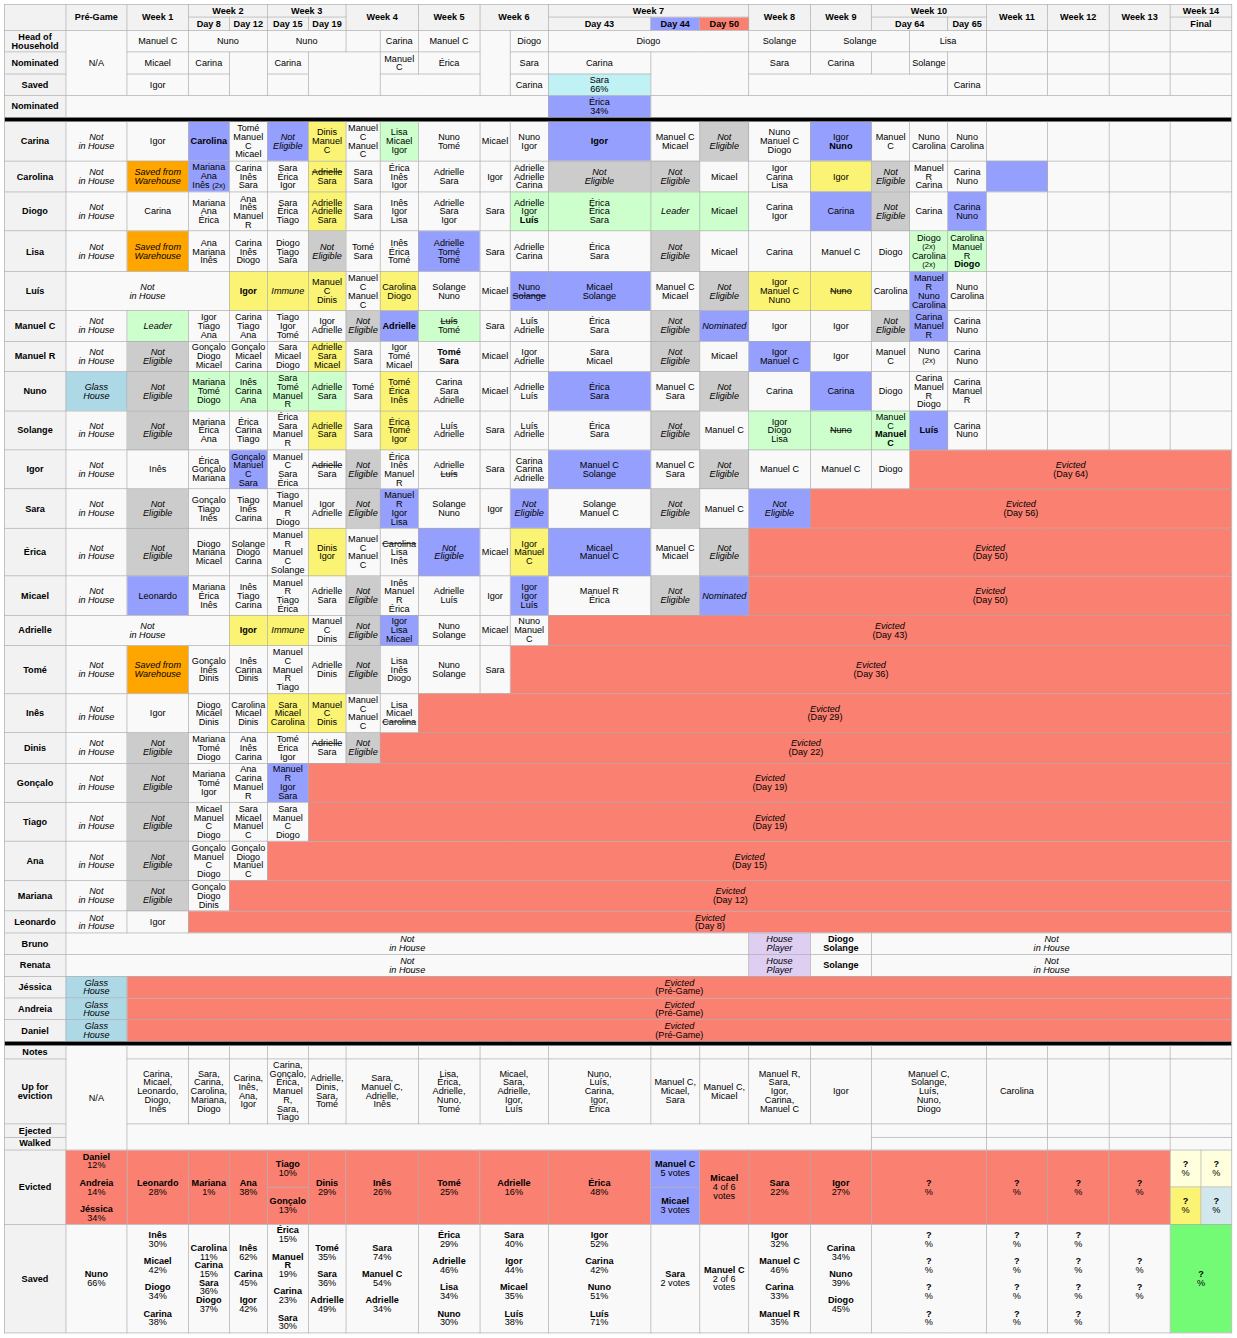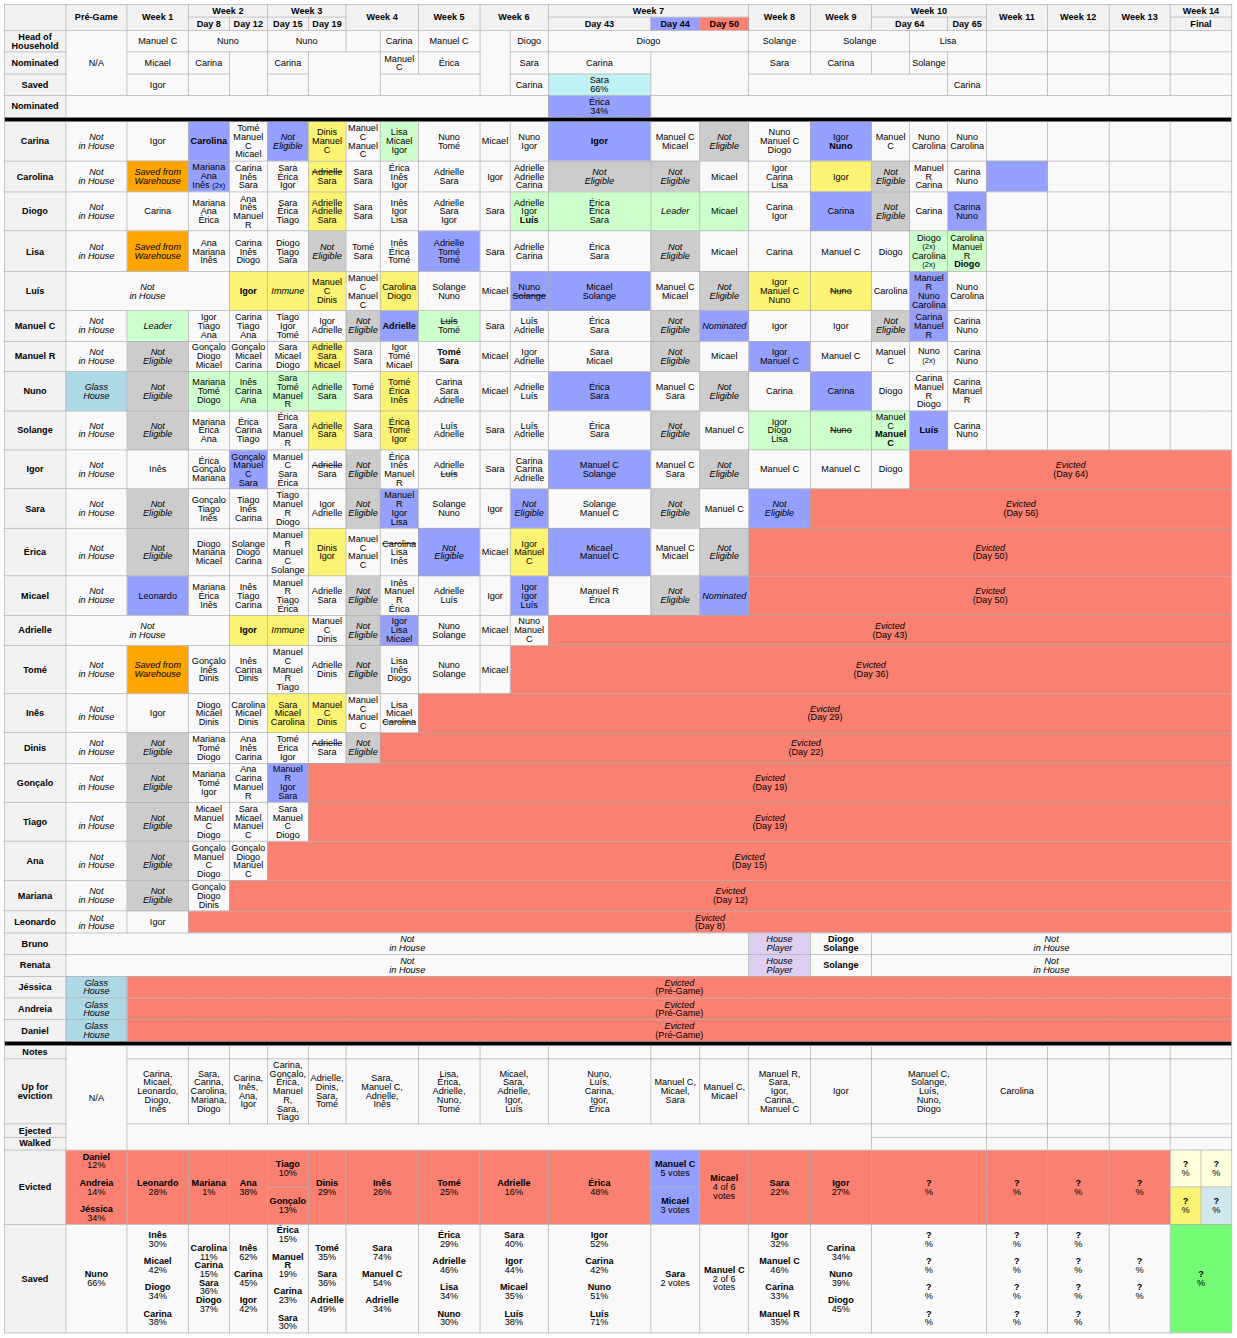(841, 356) Igor -> (841, 356) Manuel C
(495, 669) Sara -> (495, 669) Micael
